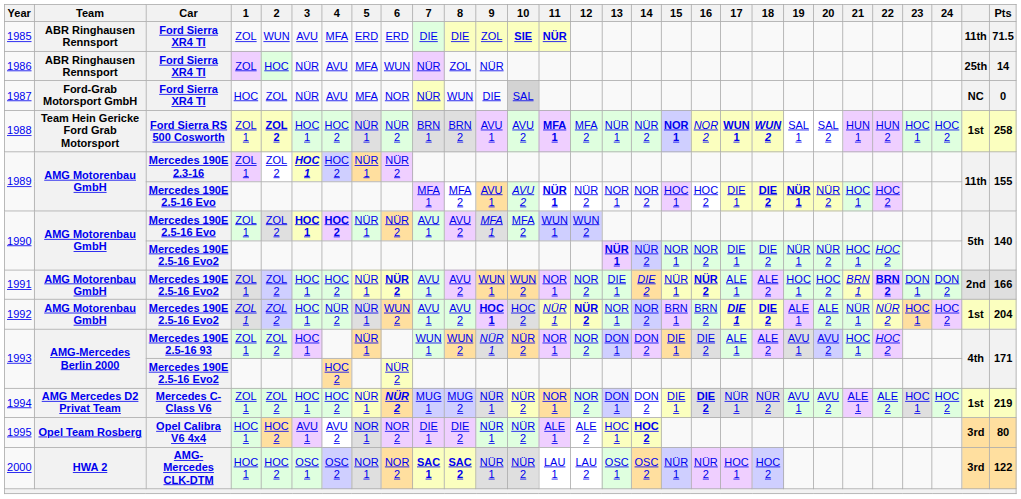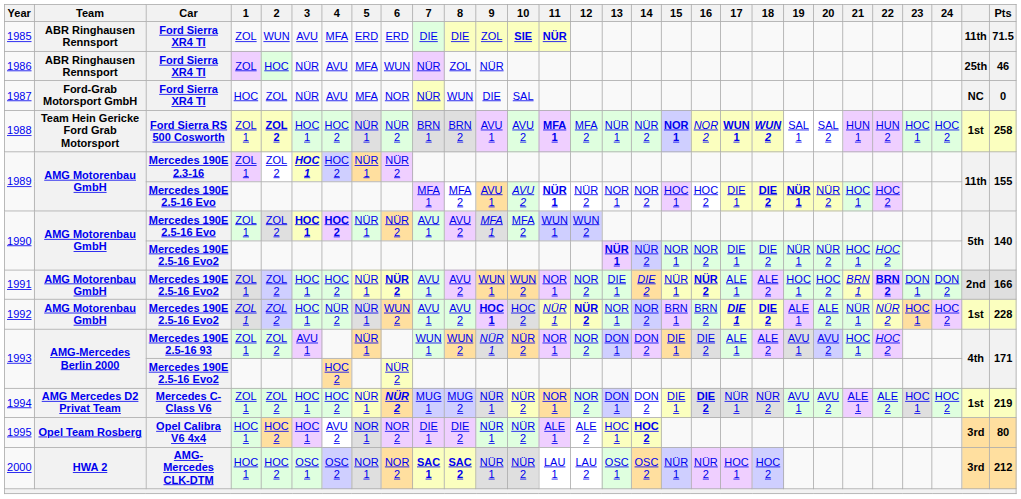(1003, 66) 14 -> (1003, 66) 46
(523, 95) lightgrey background -> (523, 95) no background
(1003, 314) 204 -> (1003, 314) 228
(307, 343) HOC 1 -> (307, 343) AVU 1
(307, 432) AVU 1 -> (307, 432) HOC 1
(1003, 468) 122 -> (1003, 468) 212
